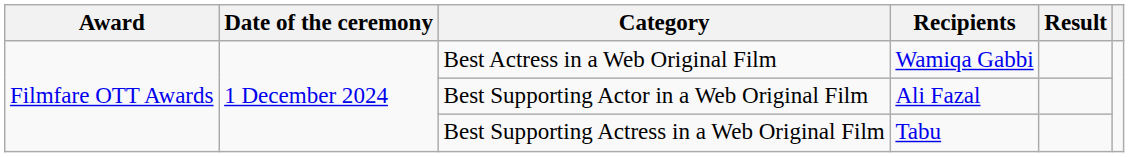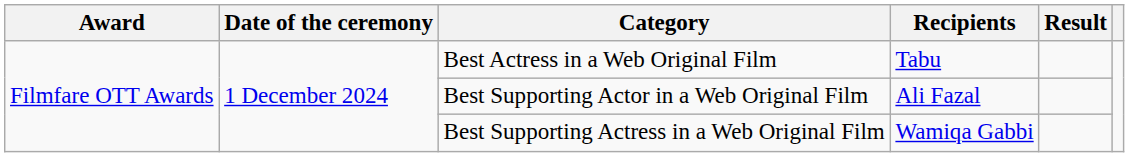(965, 59) Wamiqa Gabbi -> (918, 59) Tabu
(918, 132) Tabu -> (965, 132) Wamiqa Gabbi
